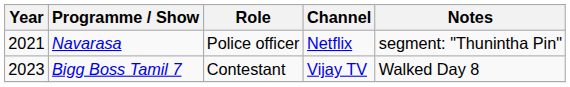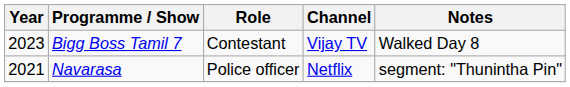rows swapped: (87, 43) <-> (117, 69)
